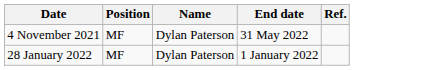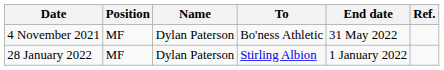+ column: (282, 14)
